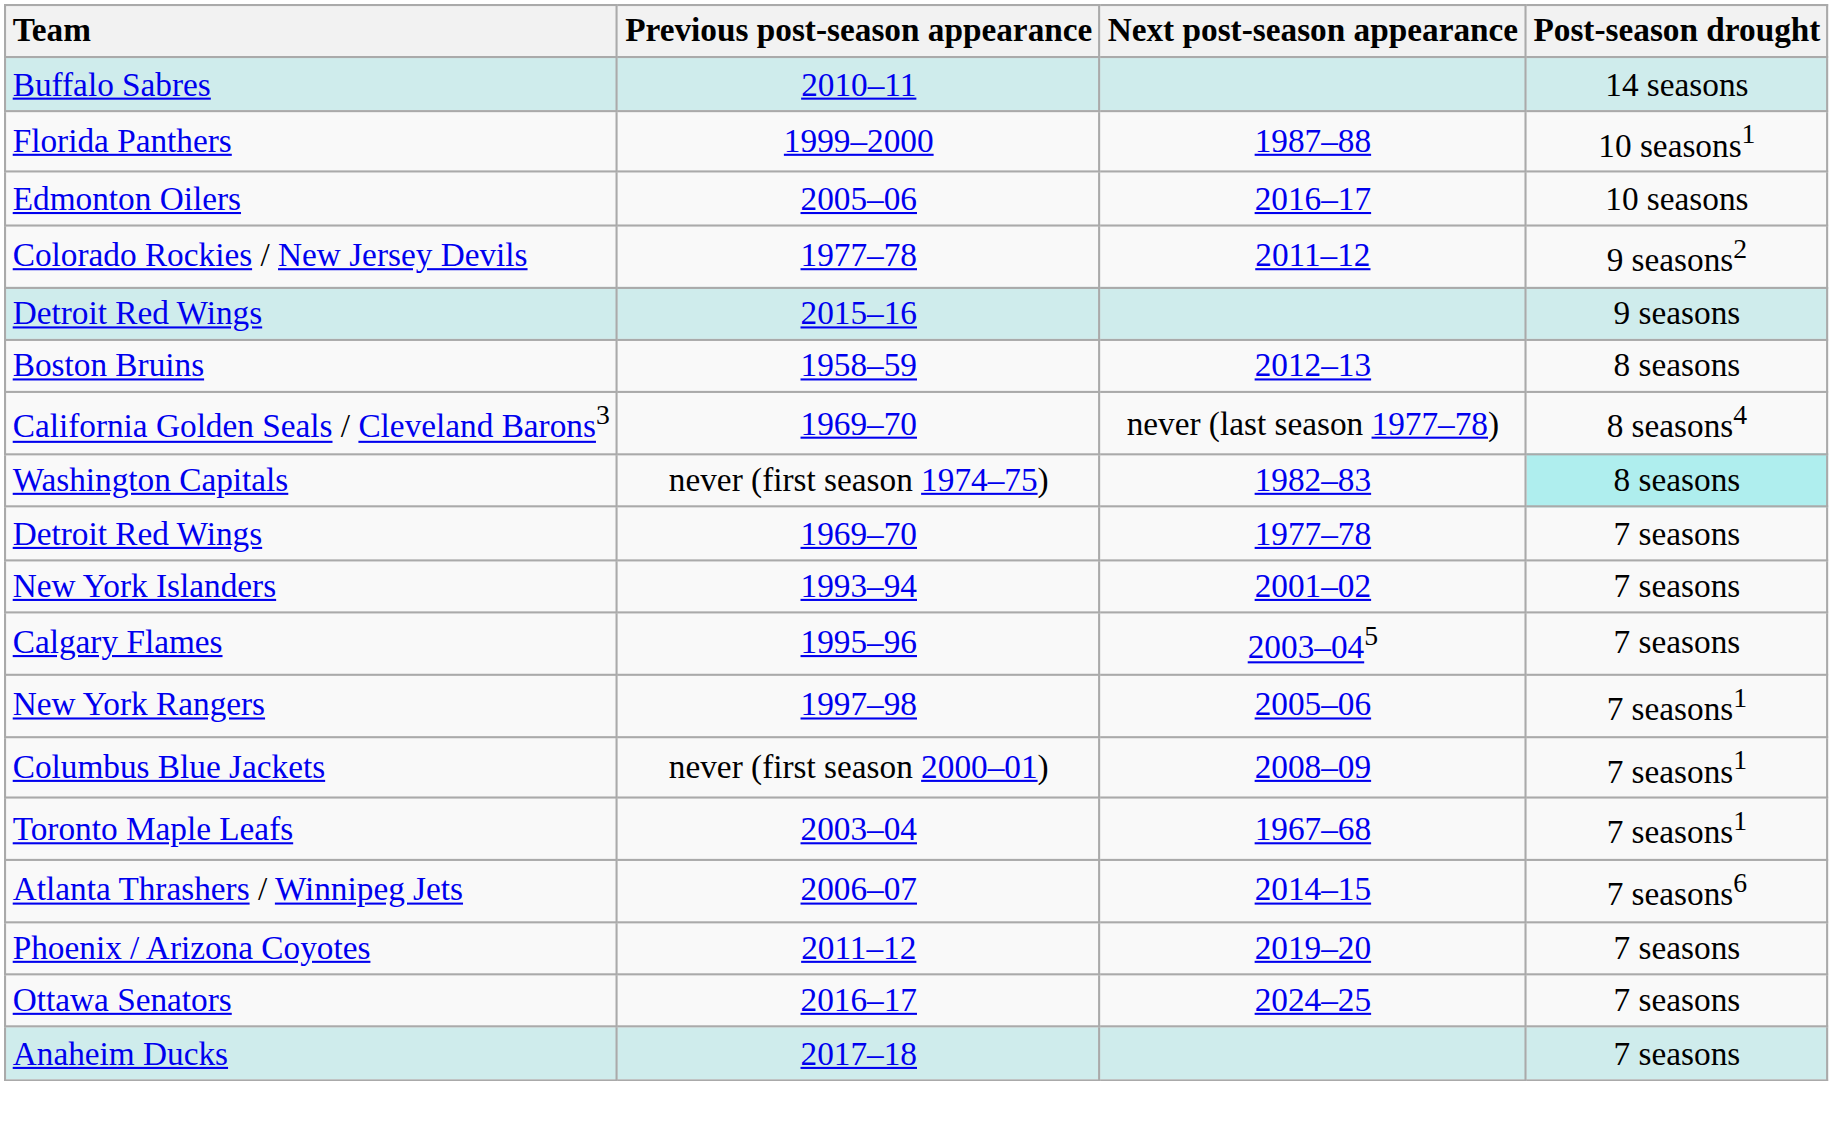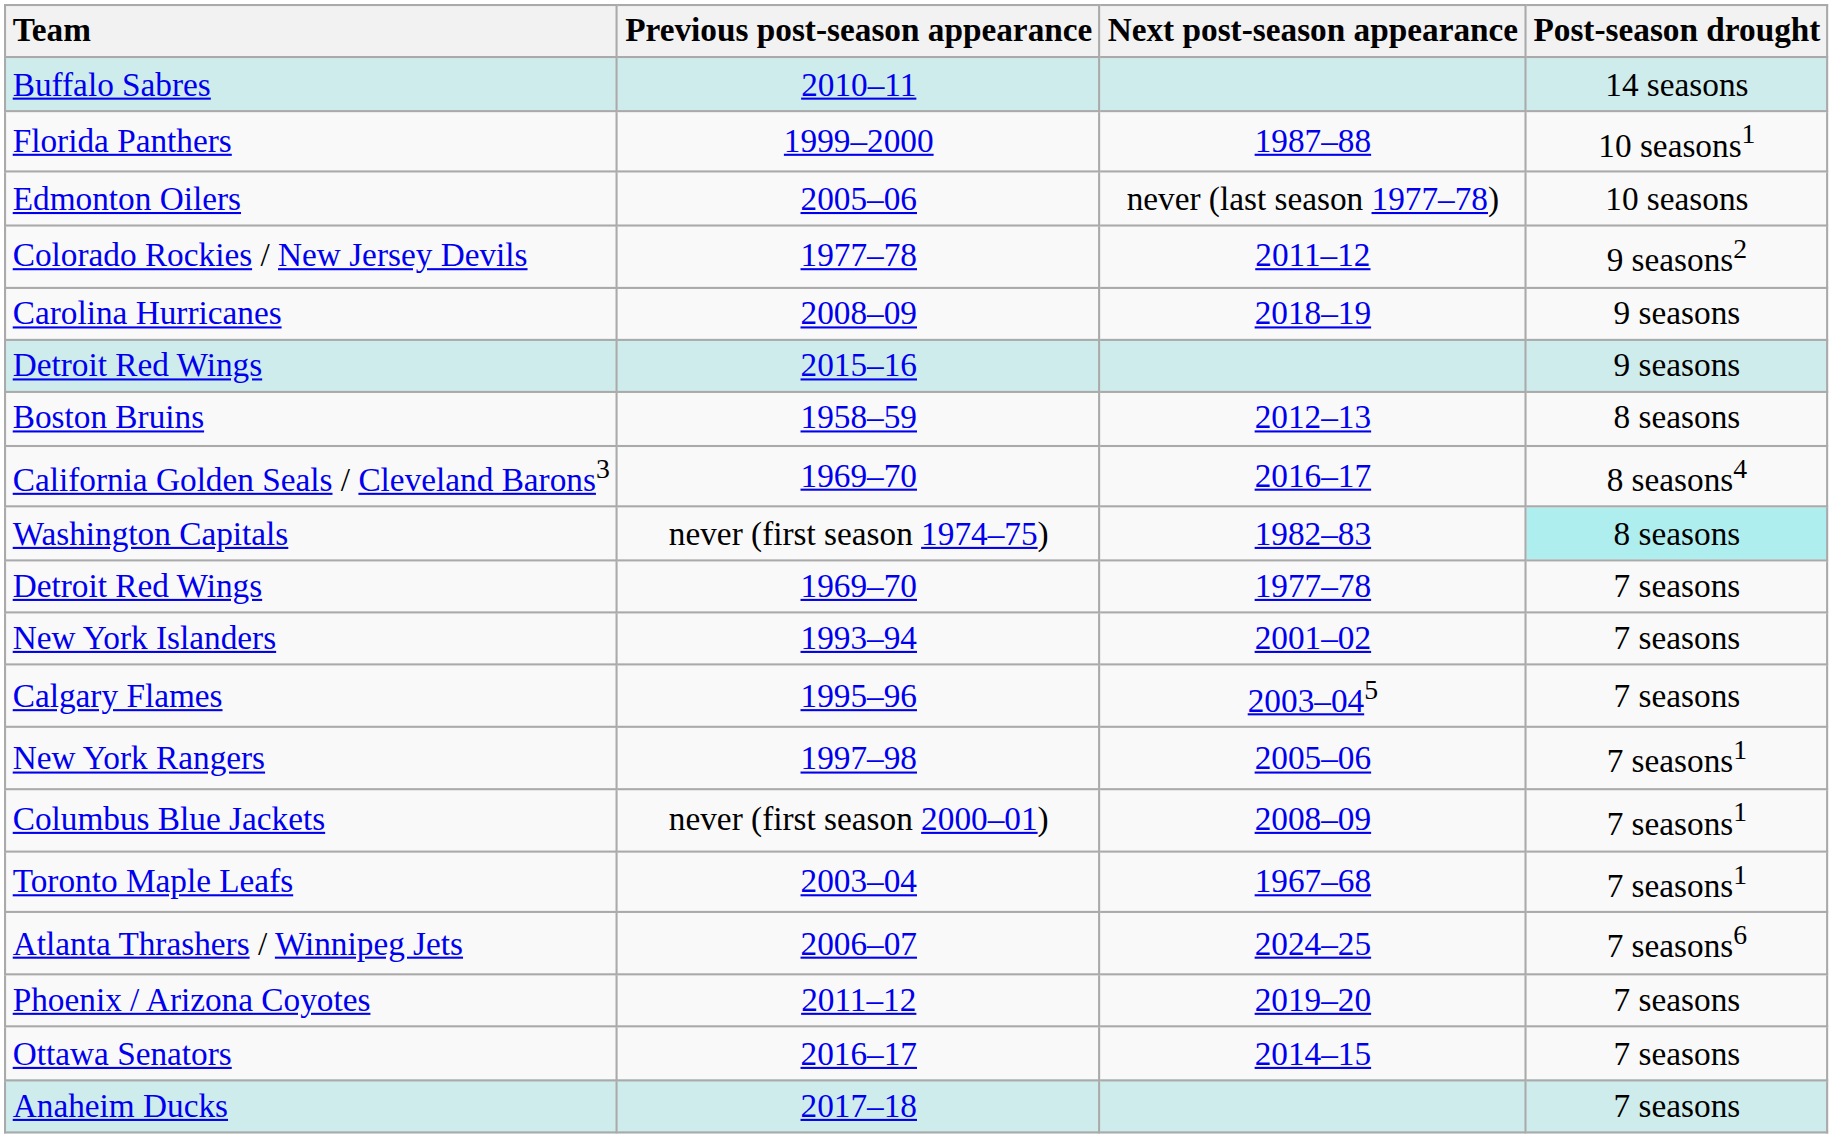(1313, 198) 2016–17 -> (1313, 198) never (last season 1977–78)
+ row: (147, 312)
(1313, 422) never (last season 1977–78) -> (1313, 475) 2016–17
(1313, 890) 2014–15 -> (1313, 942) 2024–25
(1313, 1000) 2024–25 -> (1313, 1052) 2014–15
